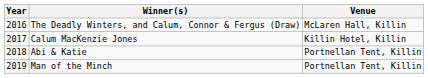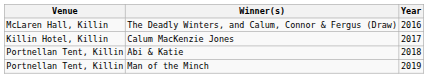columns swapped: (17, 11) <-> (363, 11)
